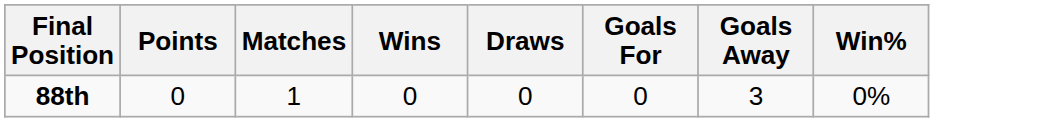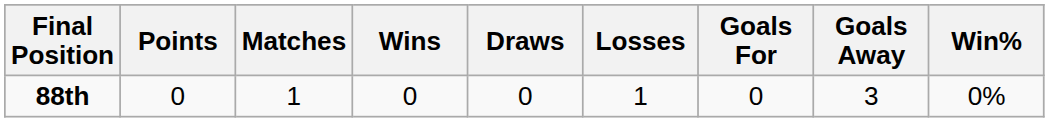+ column: (641, 40)
